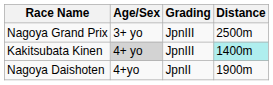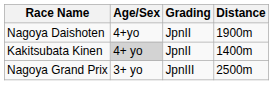rows swapped: (56, 70) <-> (57, 32)
(180, 51) JpnIII -> (178, 51) JpnII
(234, 51) paleturquoise background -> (234, 51) no background
